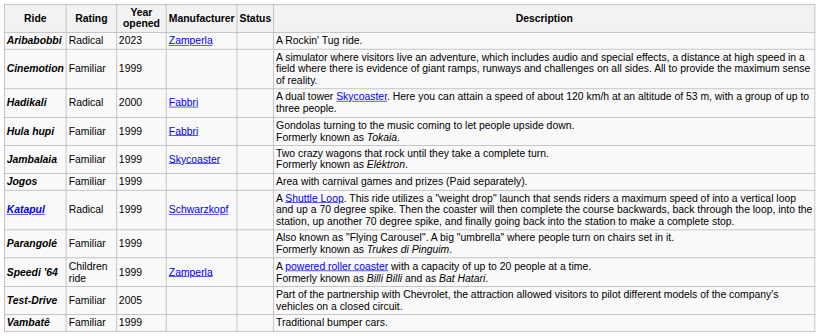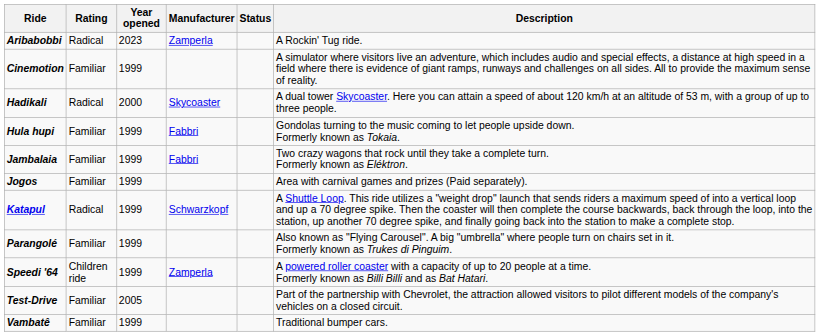(184, 103) Fabbri -> (195, 103) Skycoaster
(195, 159) Skycoaster -> (184, 159) Fabbri
